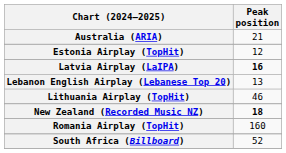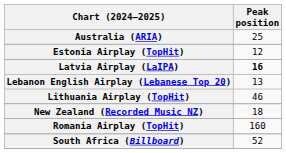(257, 37) 21 -> (257, 37) 25
(257, 111) bold -> (257, 111) normal
